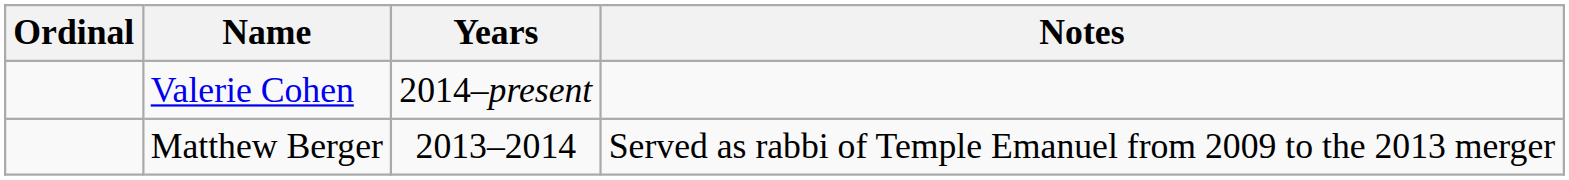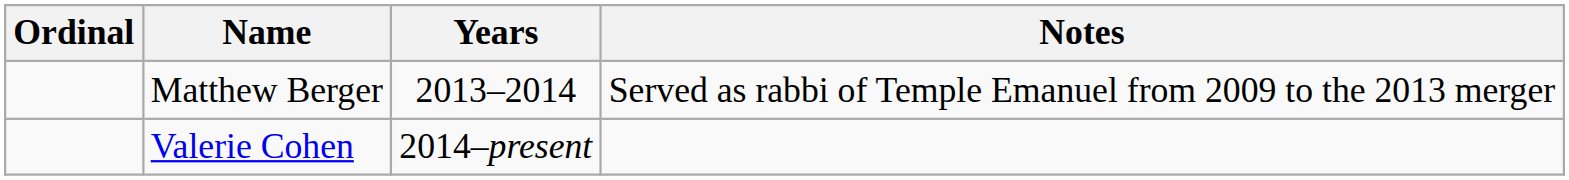rows swapped: (267, 145) <-> (252, 89)
